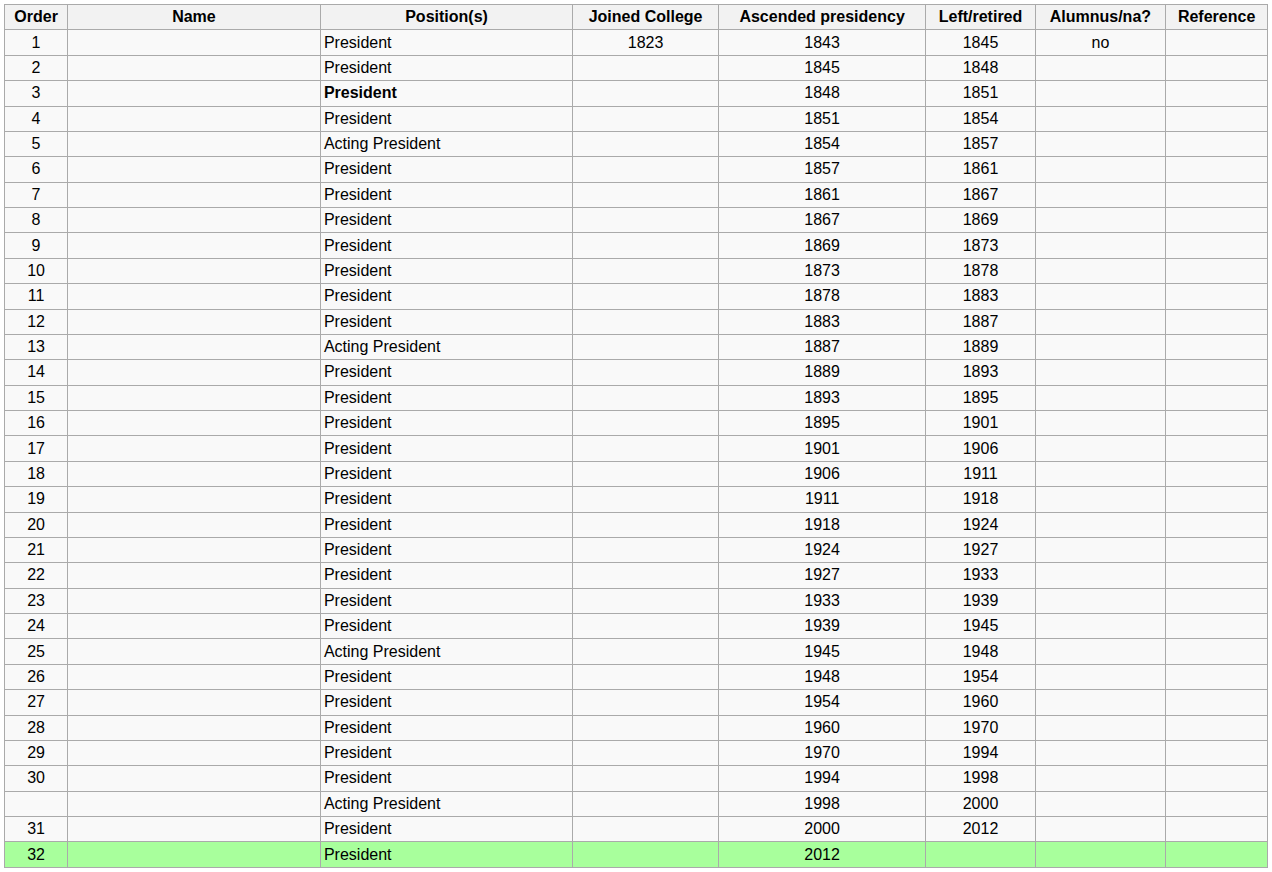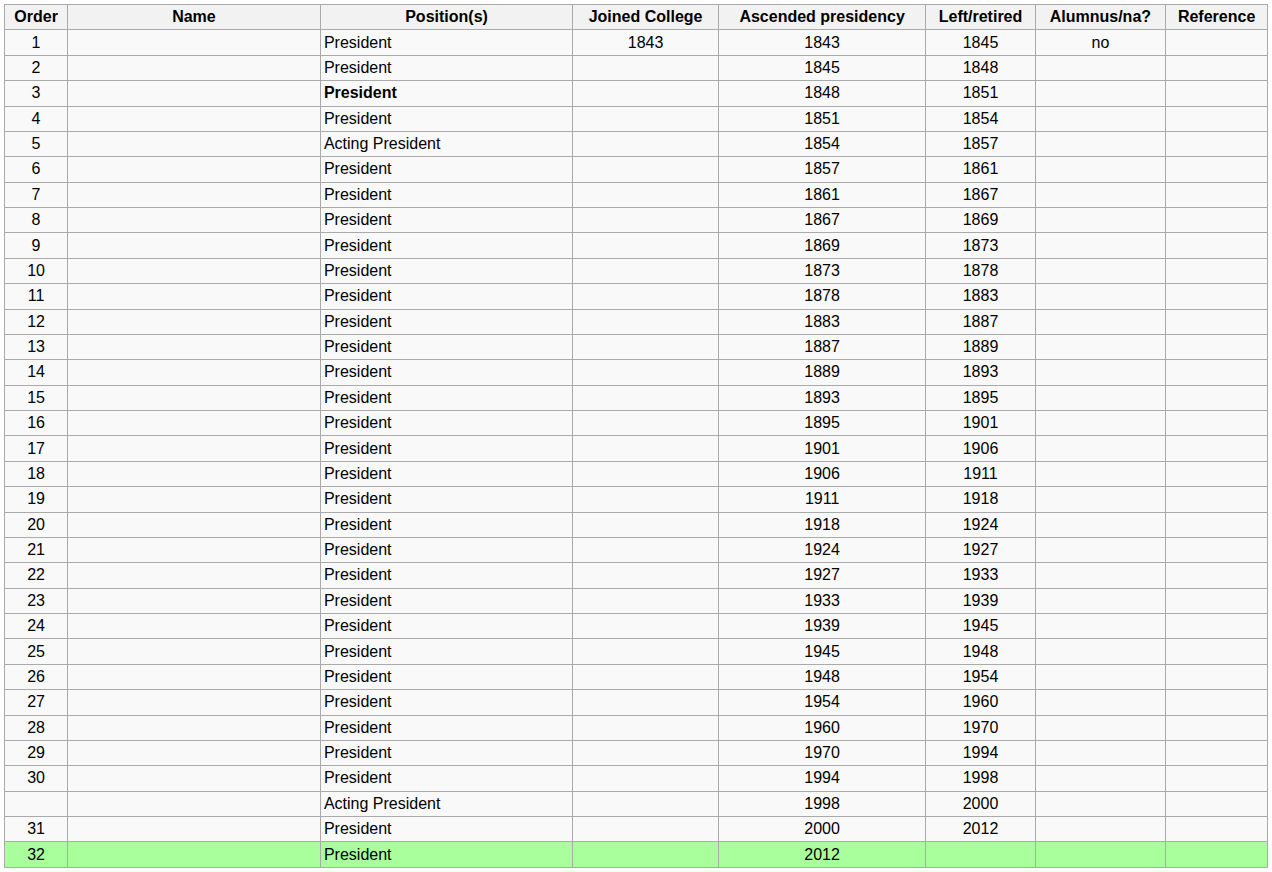(646, 42) 1823 -> (646, 42) 1843
(382, 347) Acting President -> (358, 347) President
(382, 651) Acting President -> (358, 651) President
